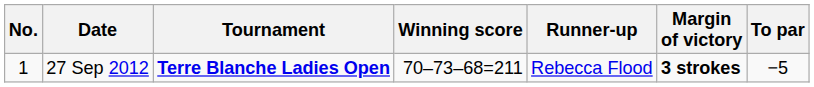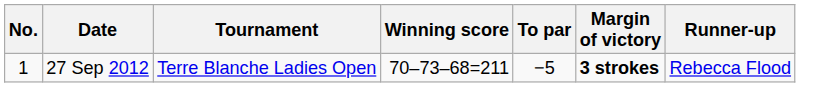columns swapped: (778, 29) <-> (592, 29)
(274, 68) bold -> (267, 68) normal
